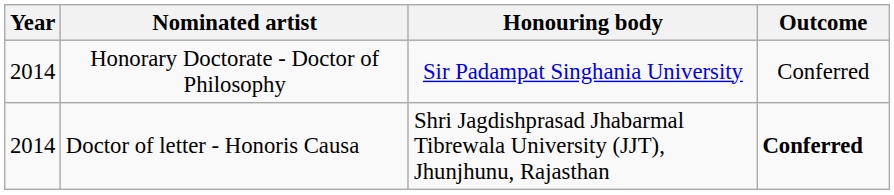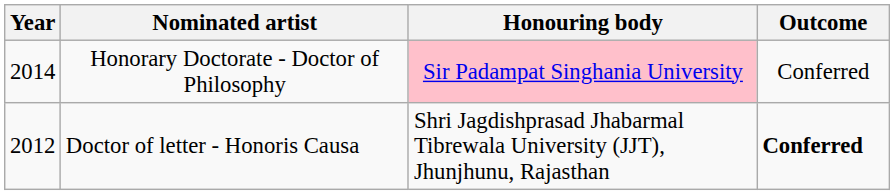(583, 71) no background -> (583, 71) pink background
(33, 145) 2014 -> (33, 145) 2012
